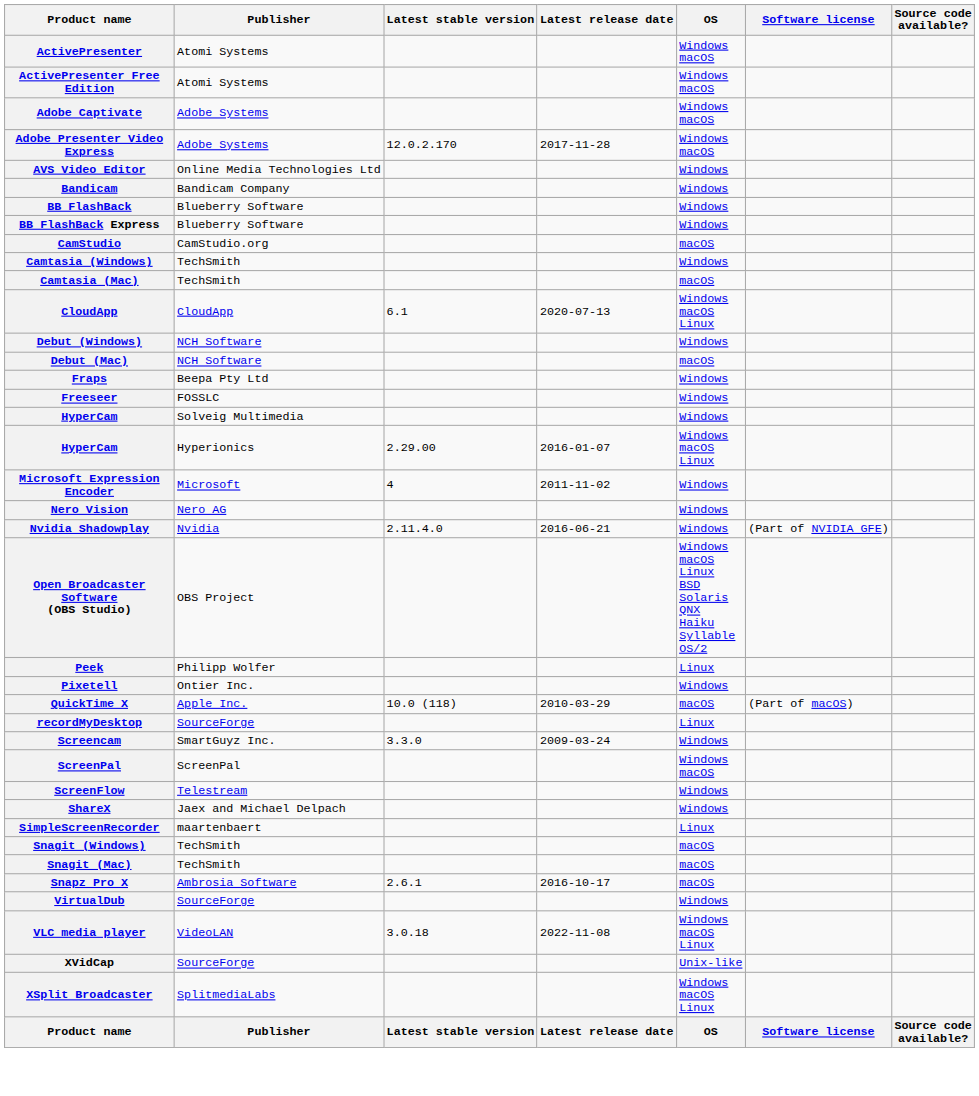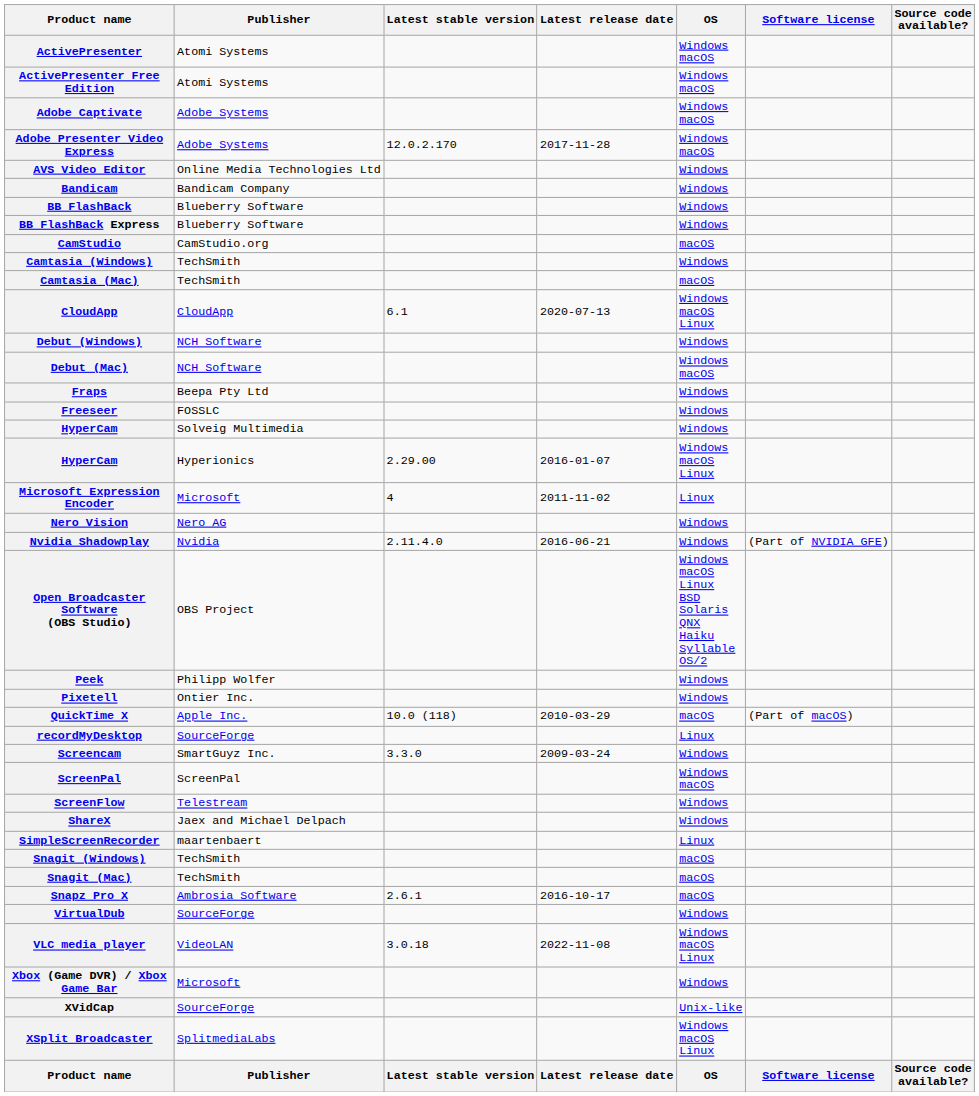(697, 361) macOS -> (704, 368) Windows macOS
(704, 485) Windows -> (697, 498) Linux
(697, 667) Linux -> (704, 680) Windows
+ row: (89, 983)
